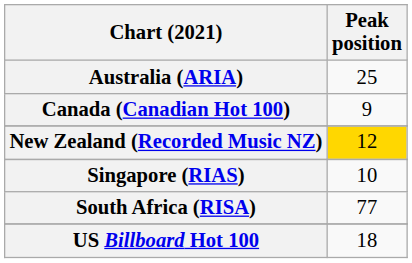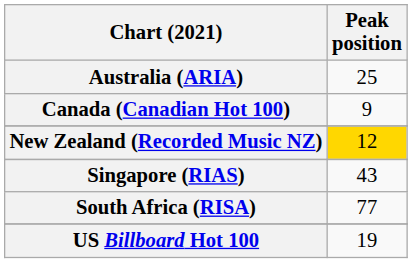(367, 175) 10 -> (367, 175) 43
(367, 240) 18 -> (367, 240) 19
